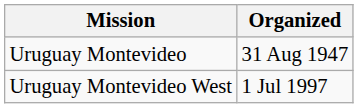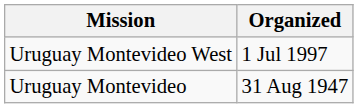rows swapped: (98, 53) <-> (121, 86)
